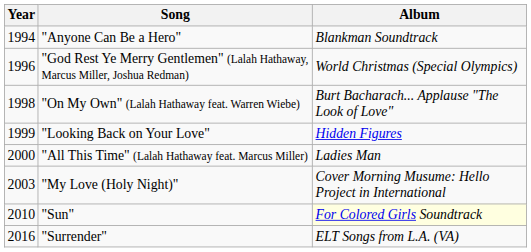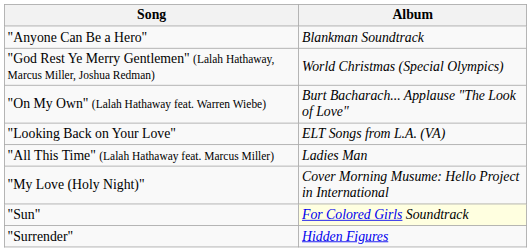- column: (21, 15)
(359, 133) Hidden Figures -> (374, 133) ELT Songs from L.A. (VA)
(387, 236) ELT Songs from L.A. (VA) -> (345, 236) Hidden Figures
